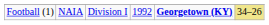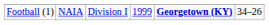(142, 12) 1992 -> (142, 12) 1999
(249, 12) khaki background -> (249, 12) no background
